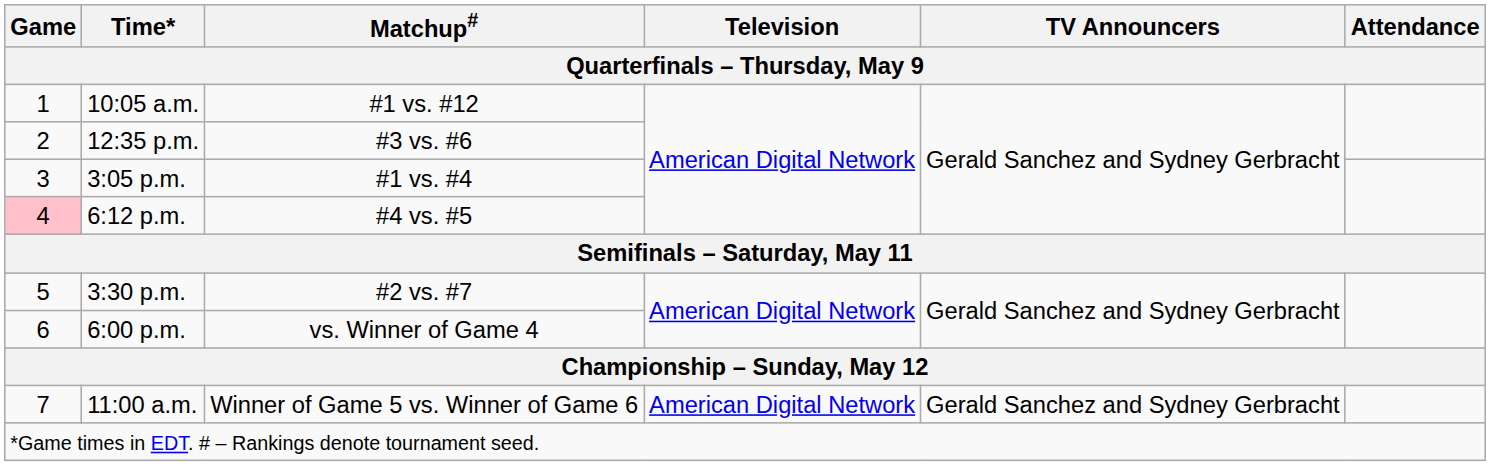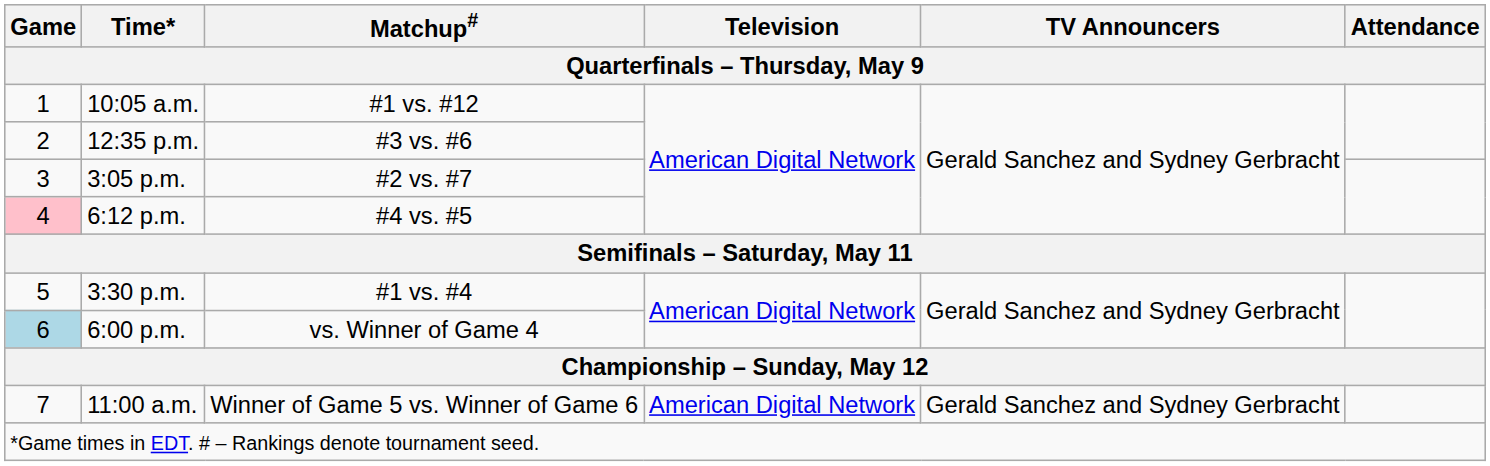(424, 179) #1 vs. #4 -> (424, 179) #2 vs. #7
(424, 291) #2 vs. #7 -> (424, 291) #1 vs. #4
(43, 329) no background -> (43, 329) lightblue background
